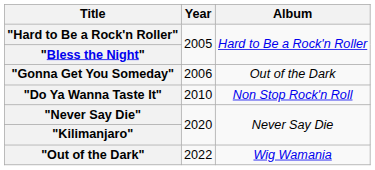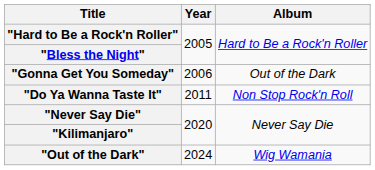(198, 94) 2010 -> (198, 94) 2011
(198, 154) 2022 -> (198, 154) 2024
